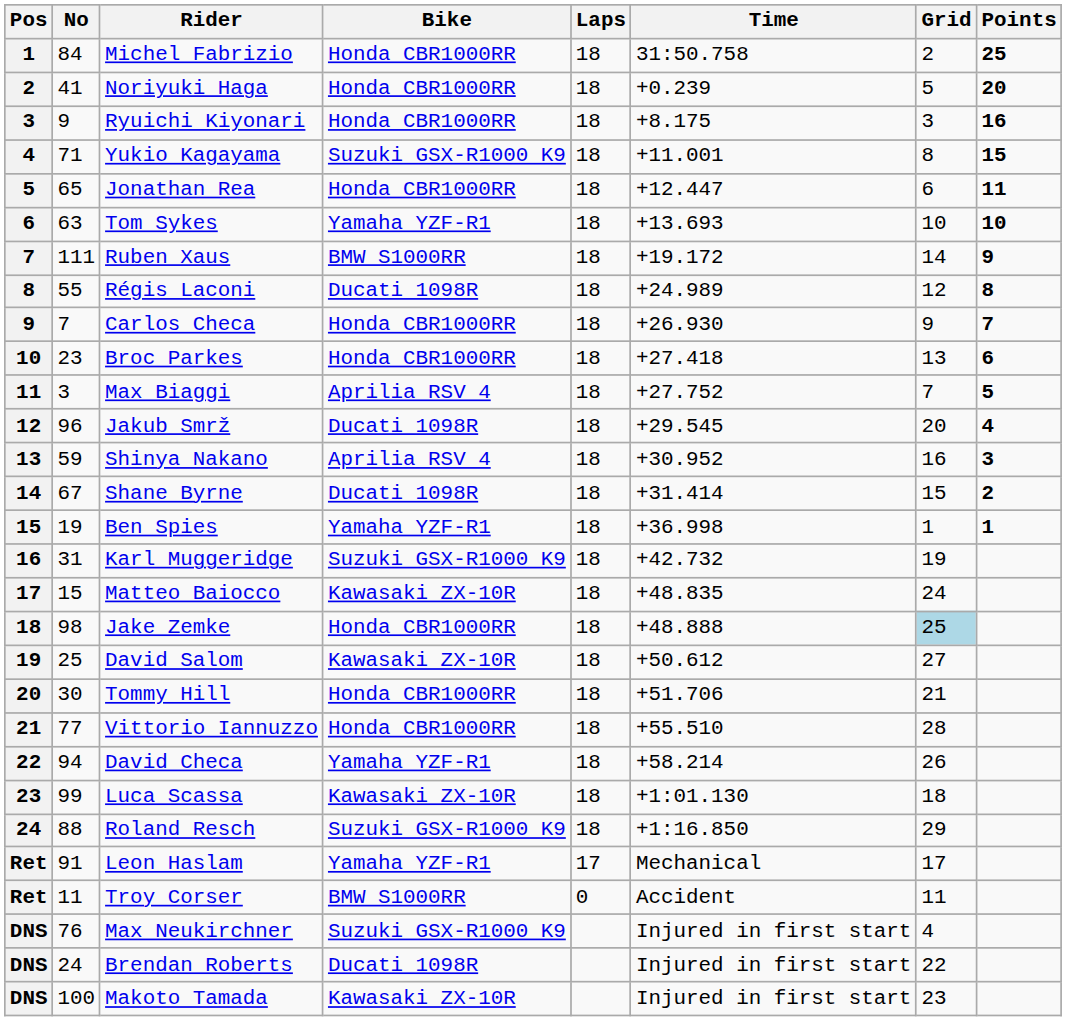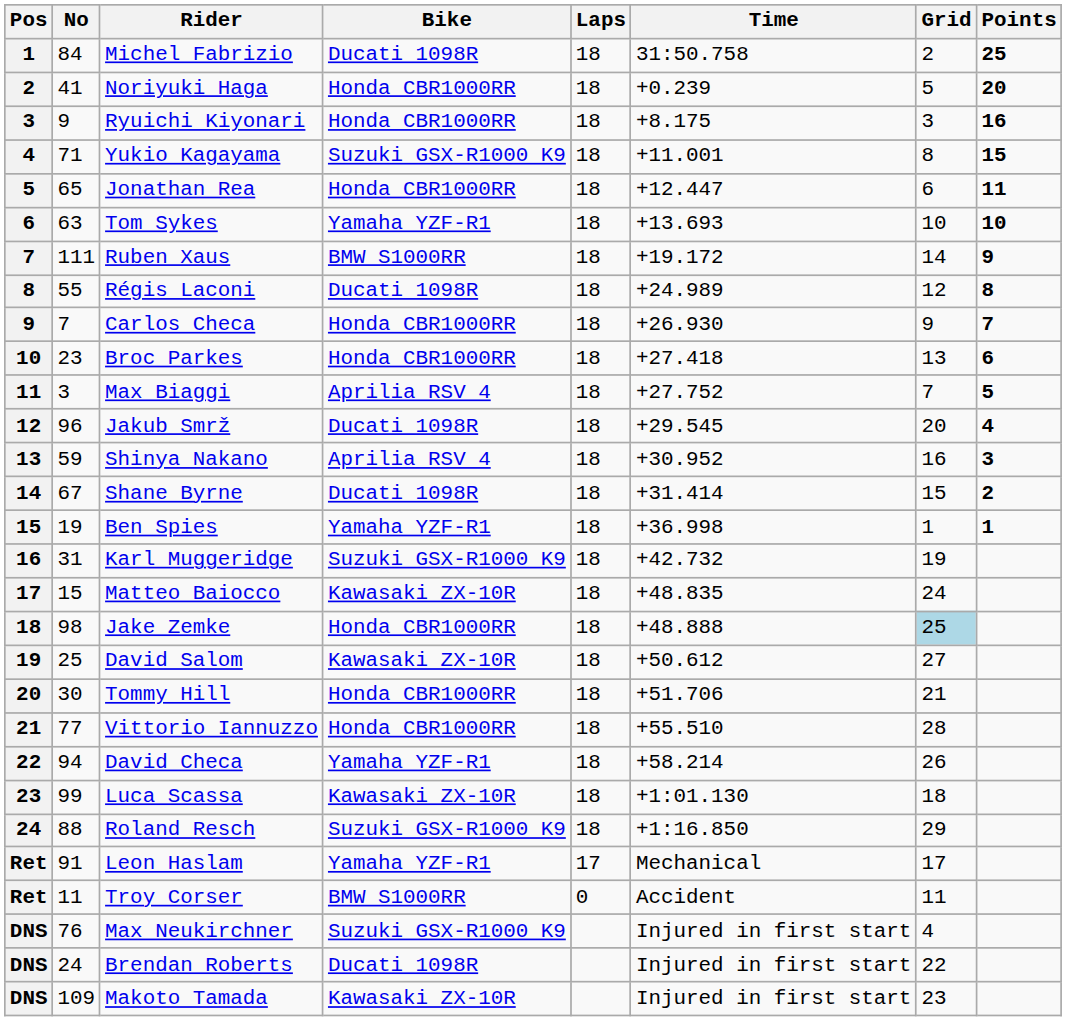(422, 56) Honda CBR1000RR -> (403, 56) Ducati 1098R
(76, 999) 100 -> (76, 999) 109
